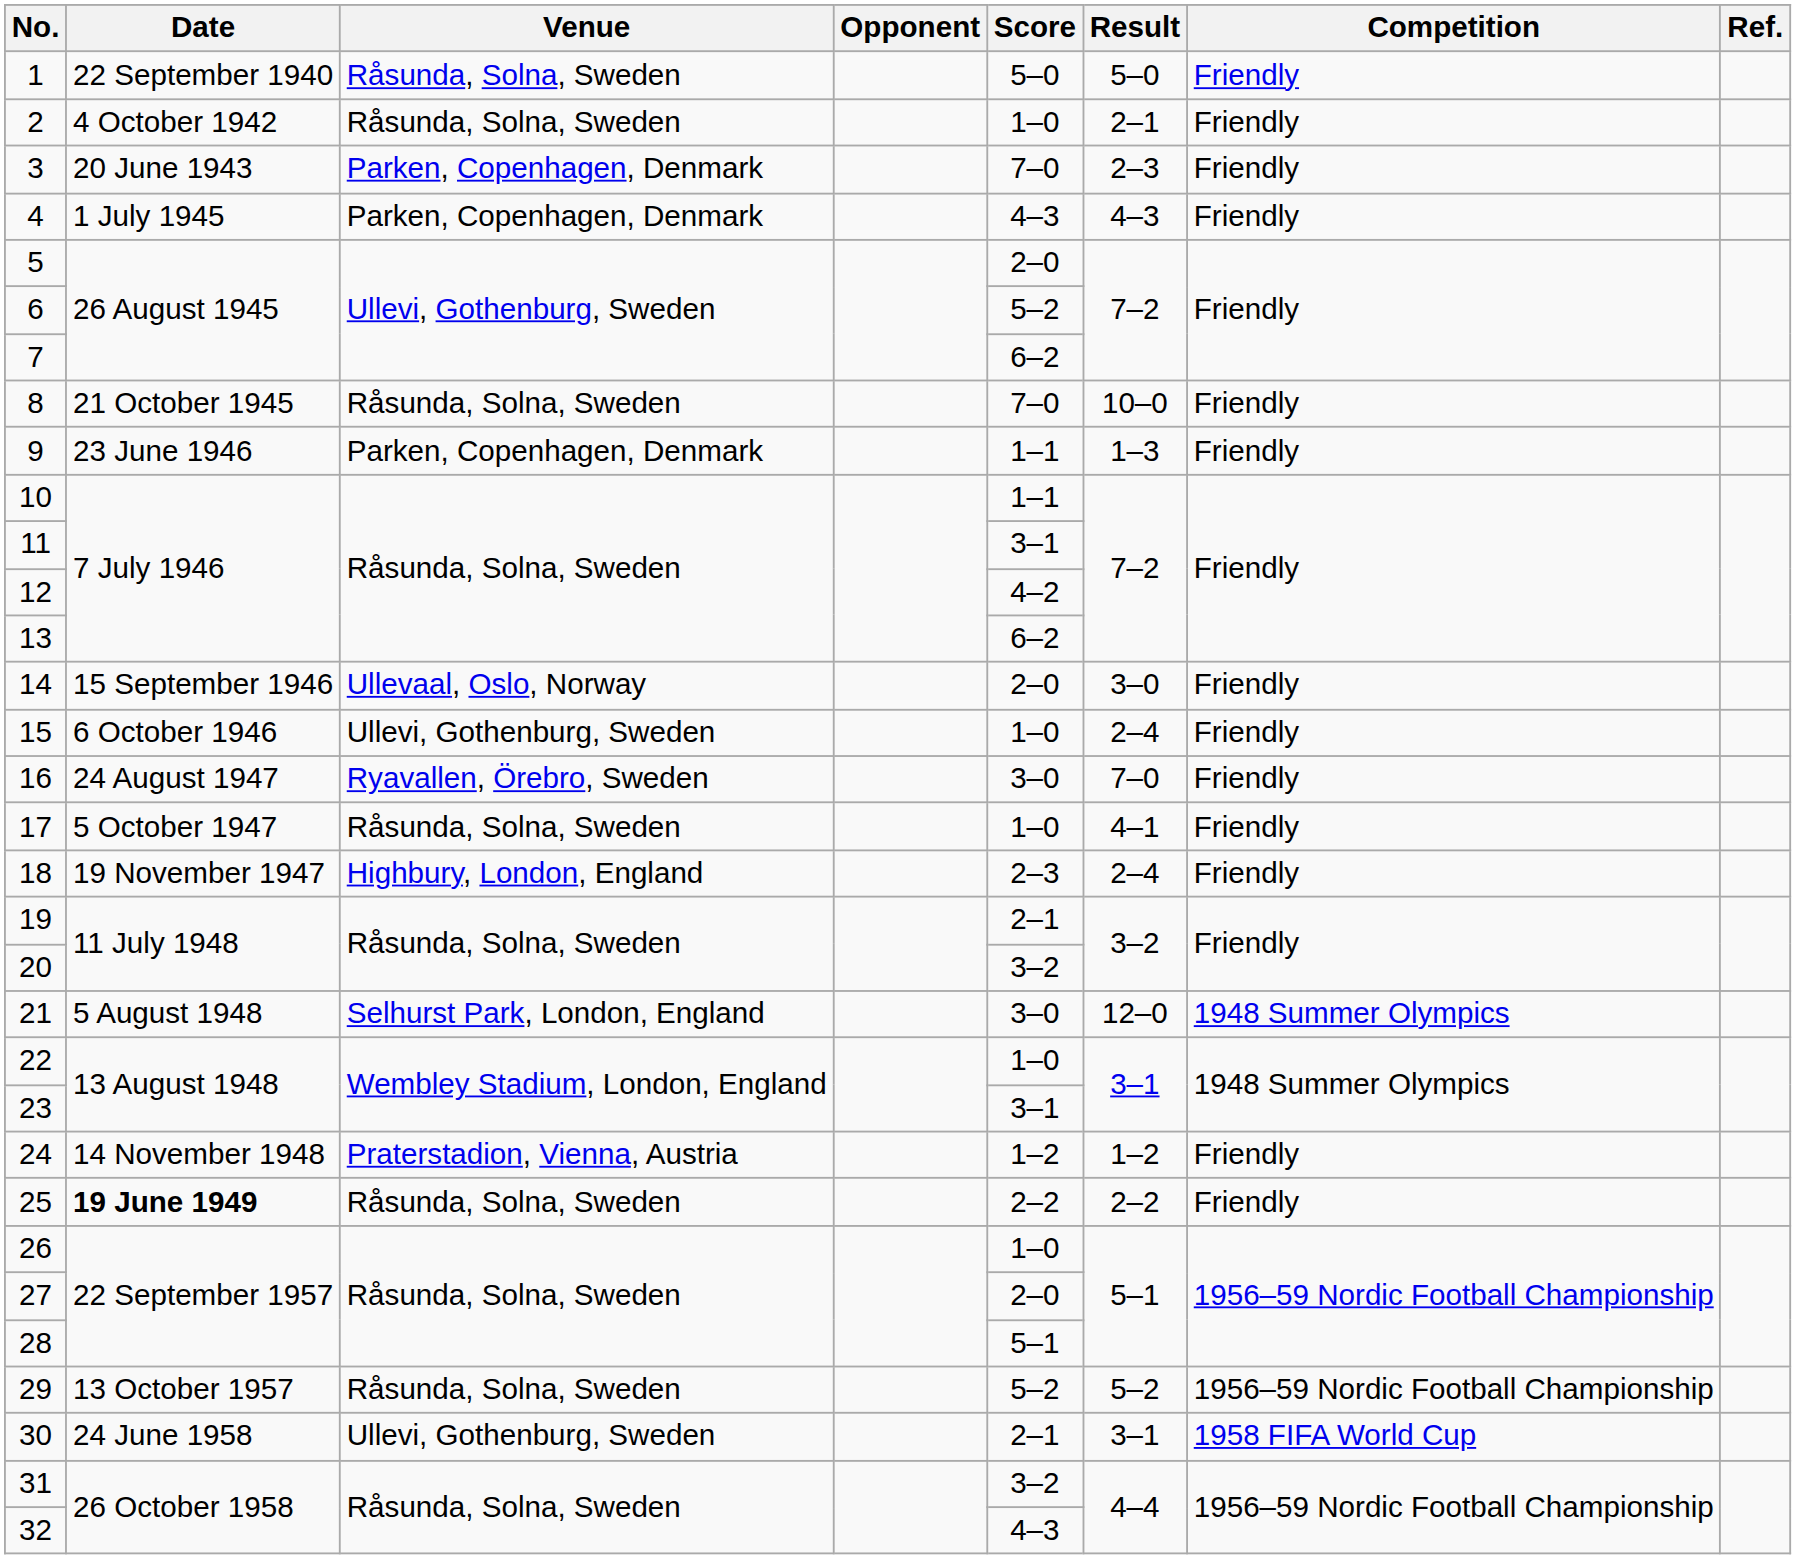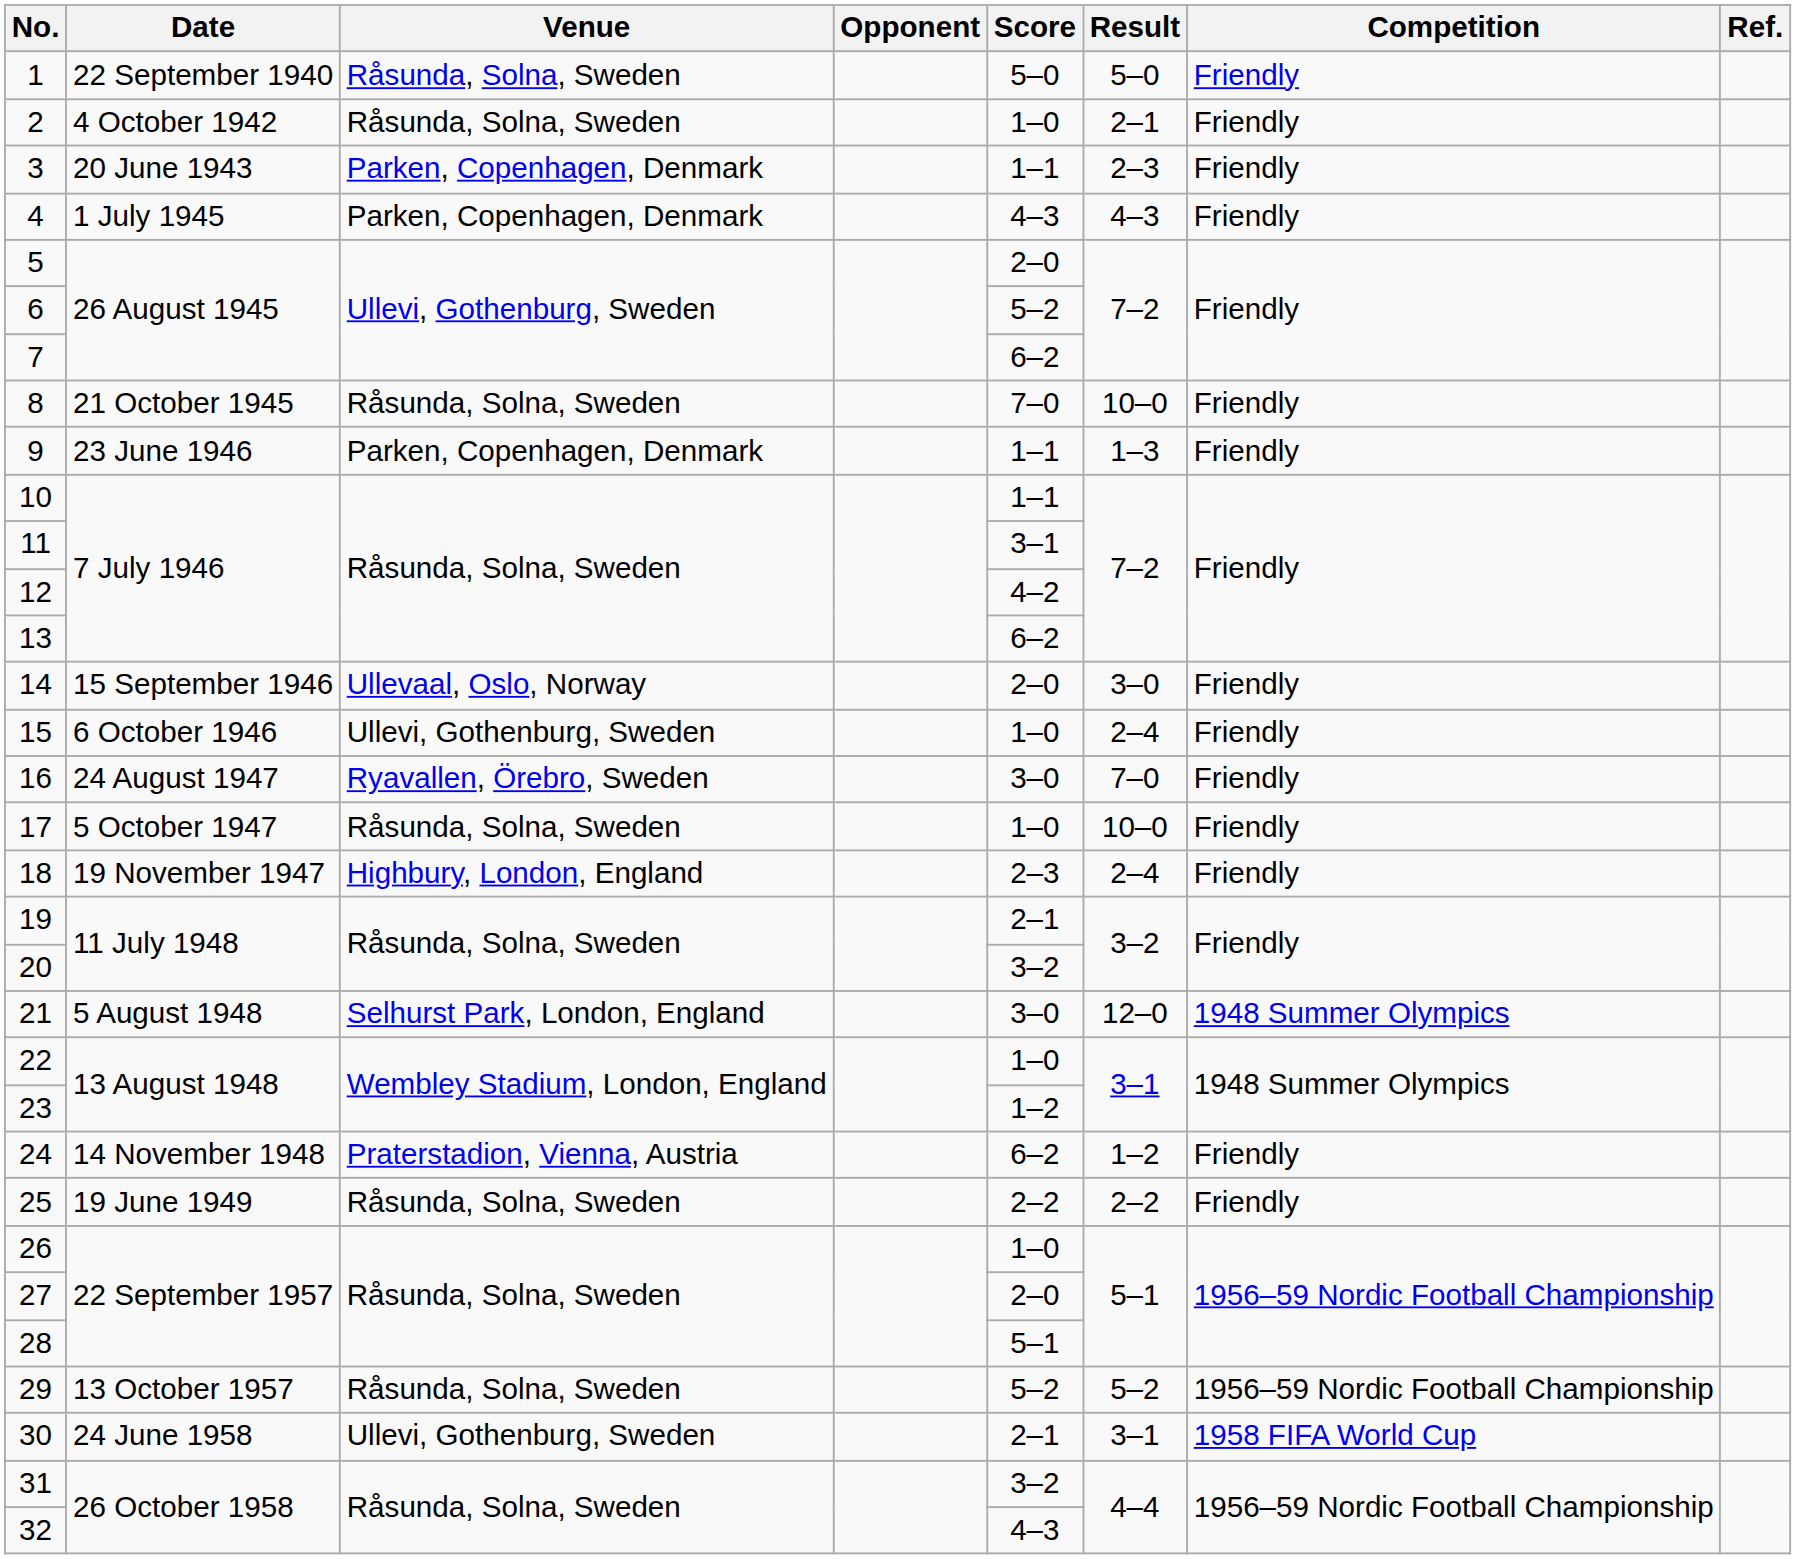(1035, 168) 7–0 -> (1035, 168) 1–1
(1135, 826) 4–1 -> (1135, 826) 10–0
(1035, 1107) 3–1 -> (1035, 1107) 1–2
(1035, 1154) 1–2 -> (1035, 1154) 6–2
(165, 1201) bold -> (163, 1201) normal
